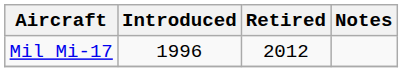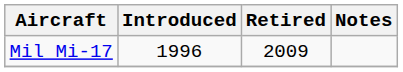(286, 51) 2012 -> (286, 51) 2009
